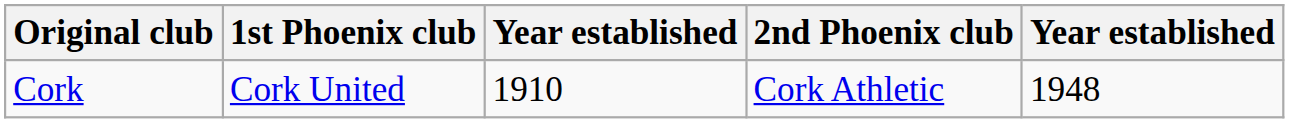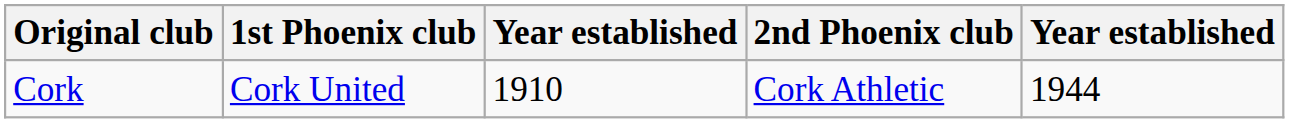(1065, 88) 1948 -> (1065, 88) 1944
